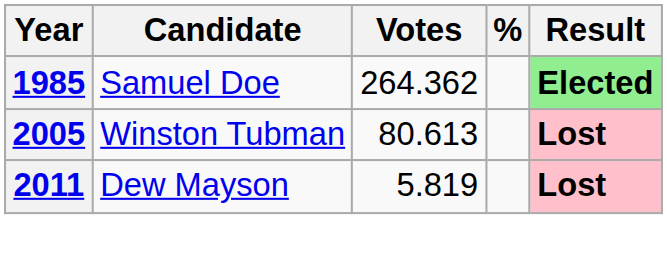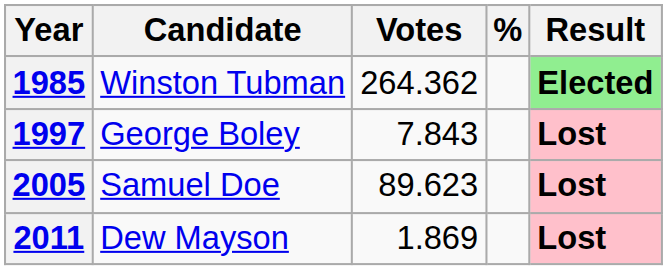(190, 82) Samuel Doe -> (223, 82) Winston Tubman
+ row: (49, 133)
(223, 133) Winston Tubman -> (190, 185) Samuel Doe
(428, 133) 80.613 -> (428, 185) 89.623
(437, 185) 5.819 -> (437, 237) 1.869
